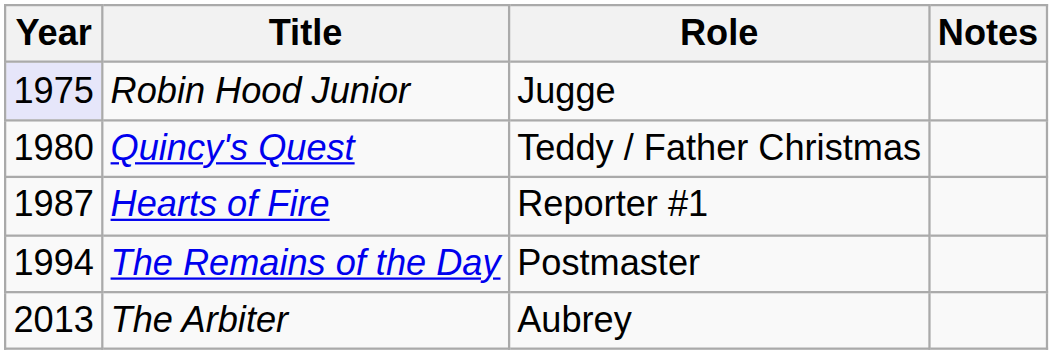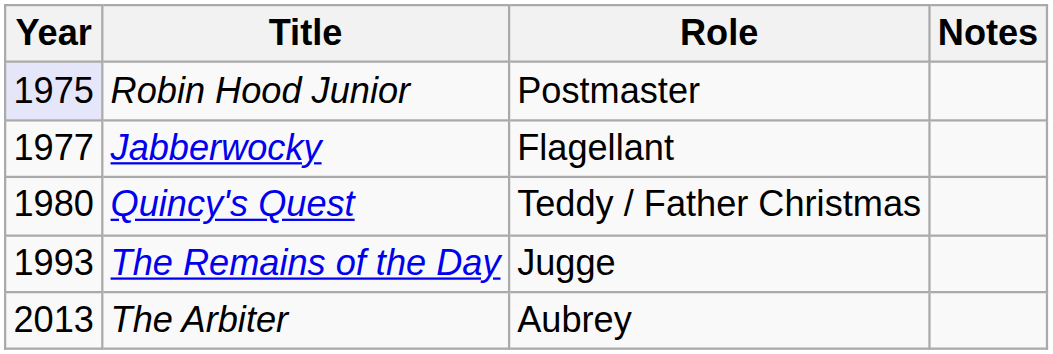(566, 90) Jugge -> (609, 90) Postmaster
+ row: (216, 147)
- row: (220, 205)
(54, 262) 1994 -> (54, 262) 1993
(609, 262) Postmaster -> (566, 262) Jugge
